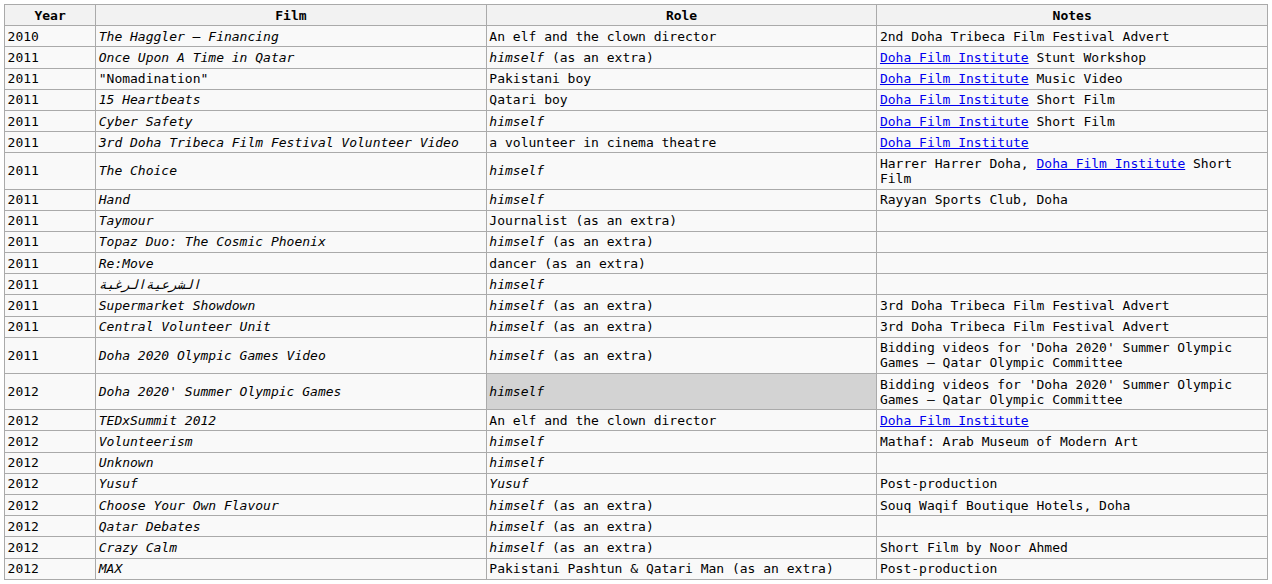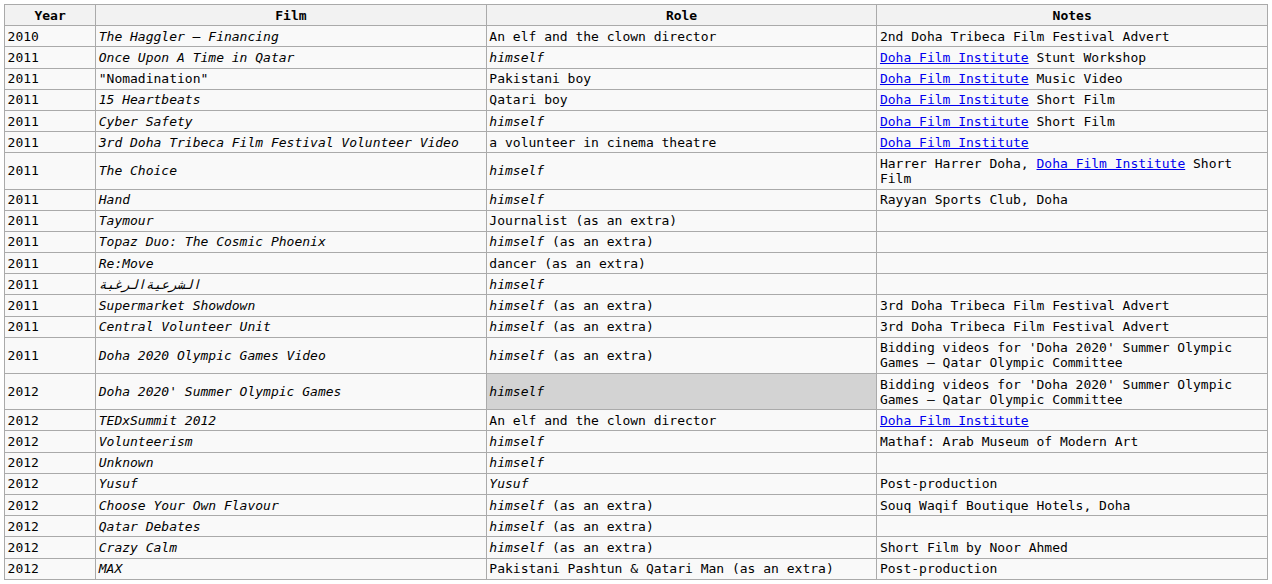(572, 57) himself (as an extra) -> (517, 57) himself
